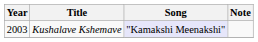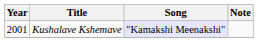(17, 29) 2003 -> (17, 29) 2001
